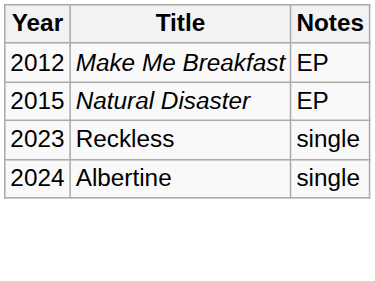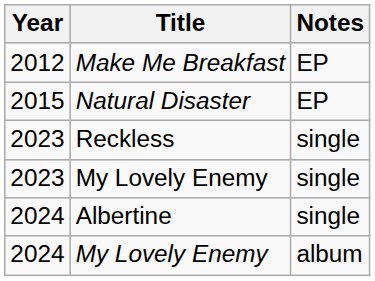+ row: (37, 178)
+ row: (37, 255)
